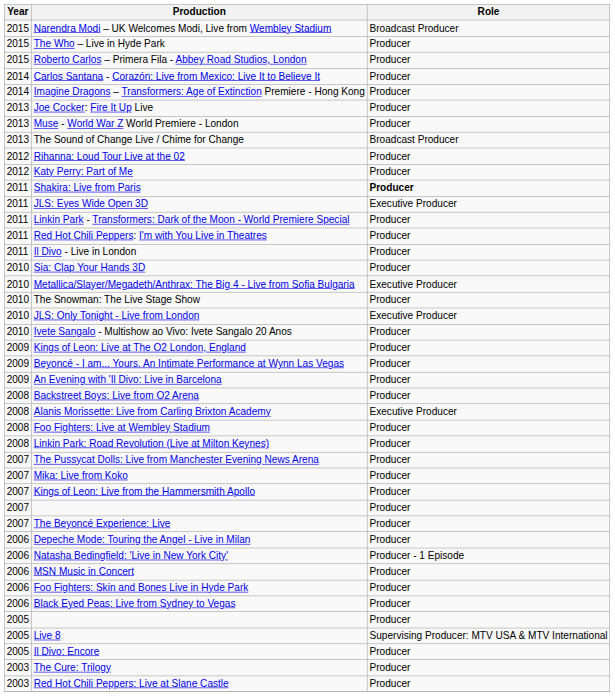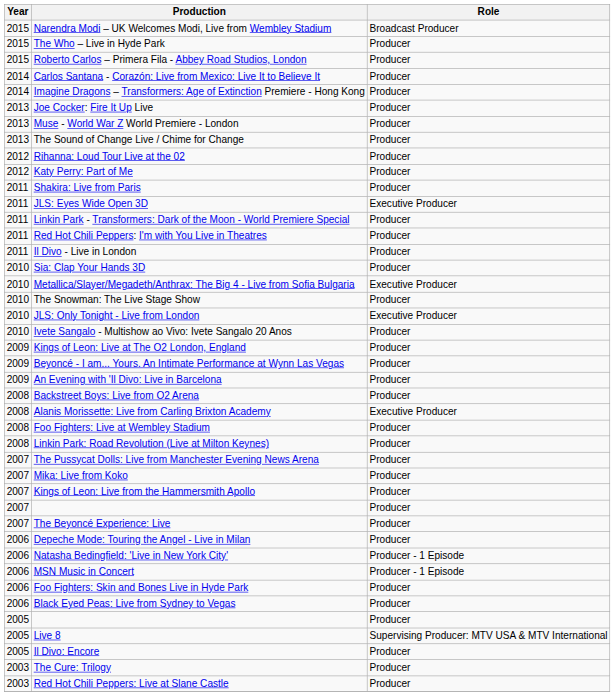(414, 140) Broadcast Producer -> (390, 140) Producer
(392, 188) bold -> (390, 188) normal
(390, 572) Producer -> (417, 572) Producer - 1 Episode
